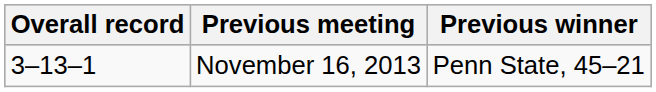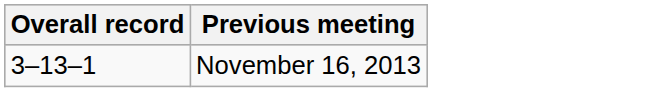- column: (539, 24)
